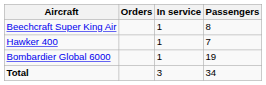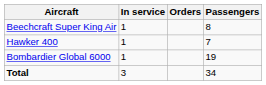columns swapped: (179, 12) <-> (137, 12)
